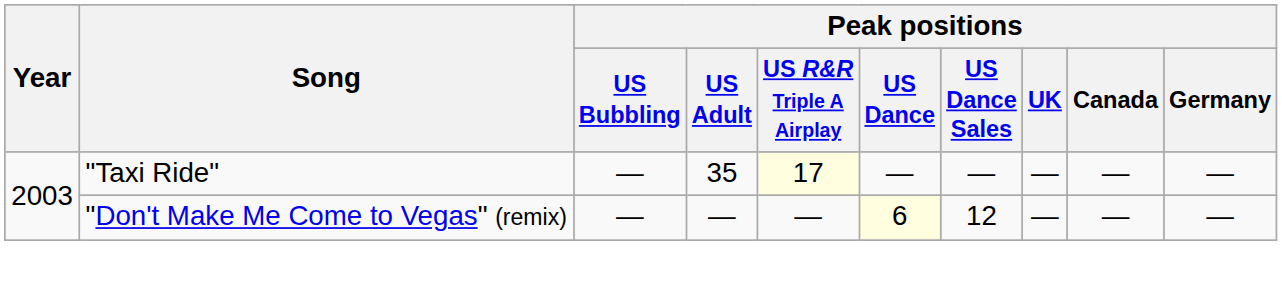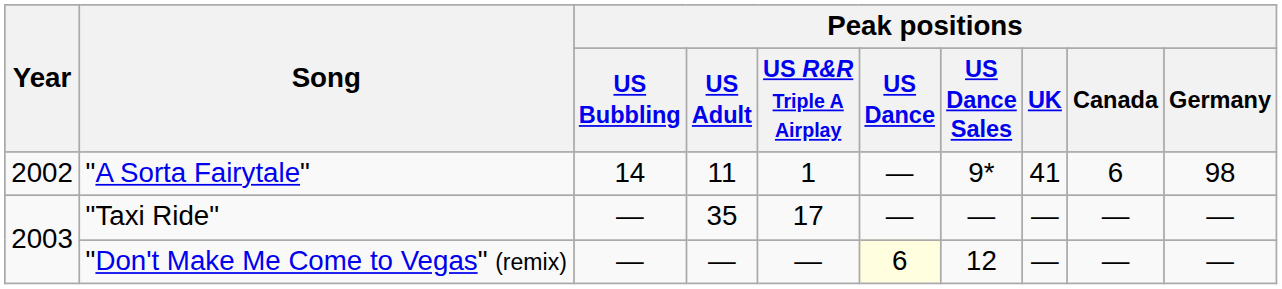+ row: (198, 173)
(808, 173) lightyellow background -> (808, 217) no background
